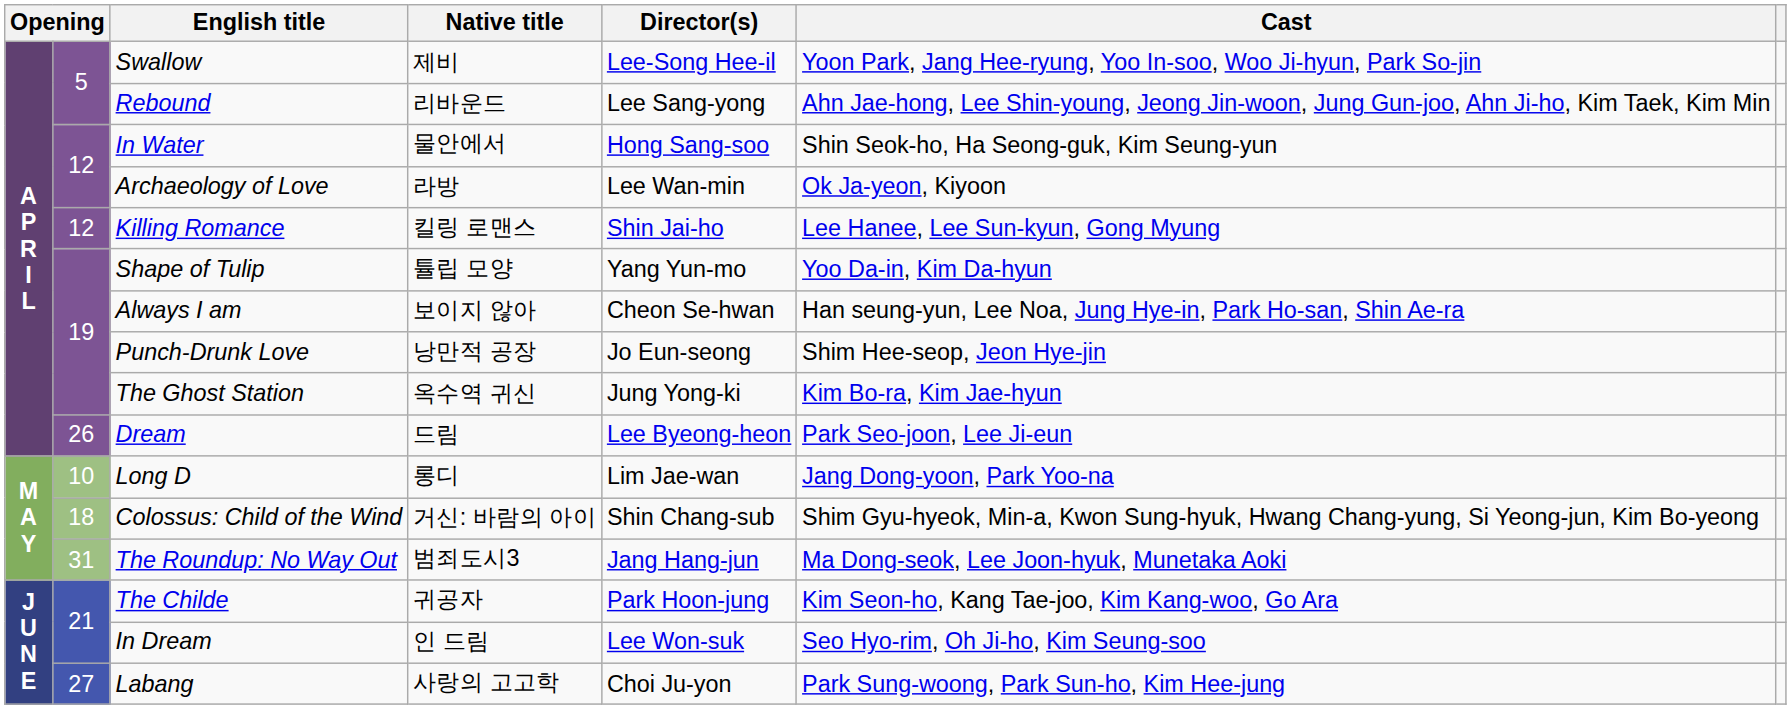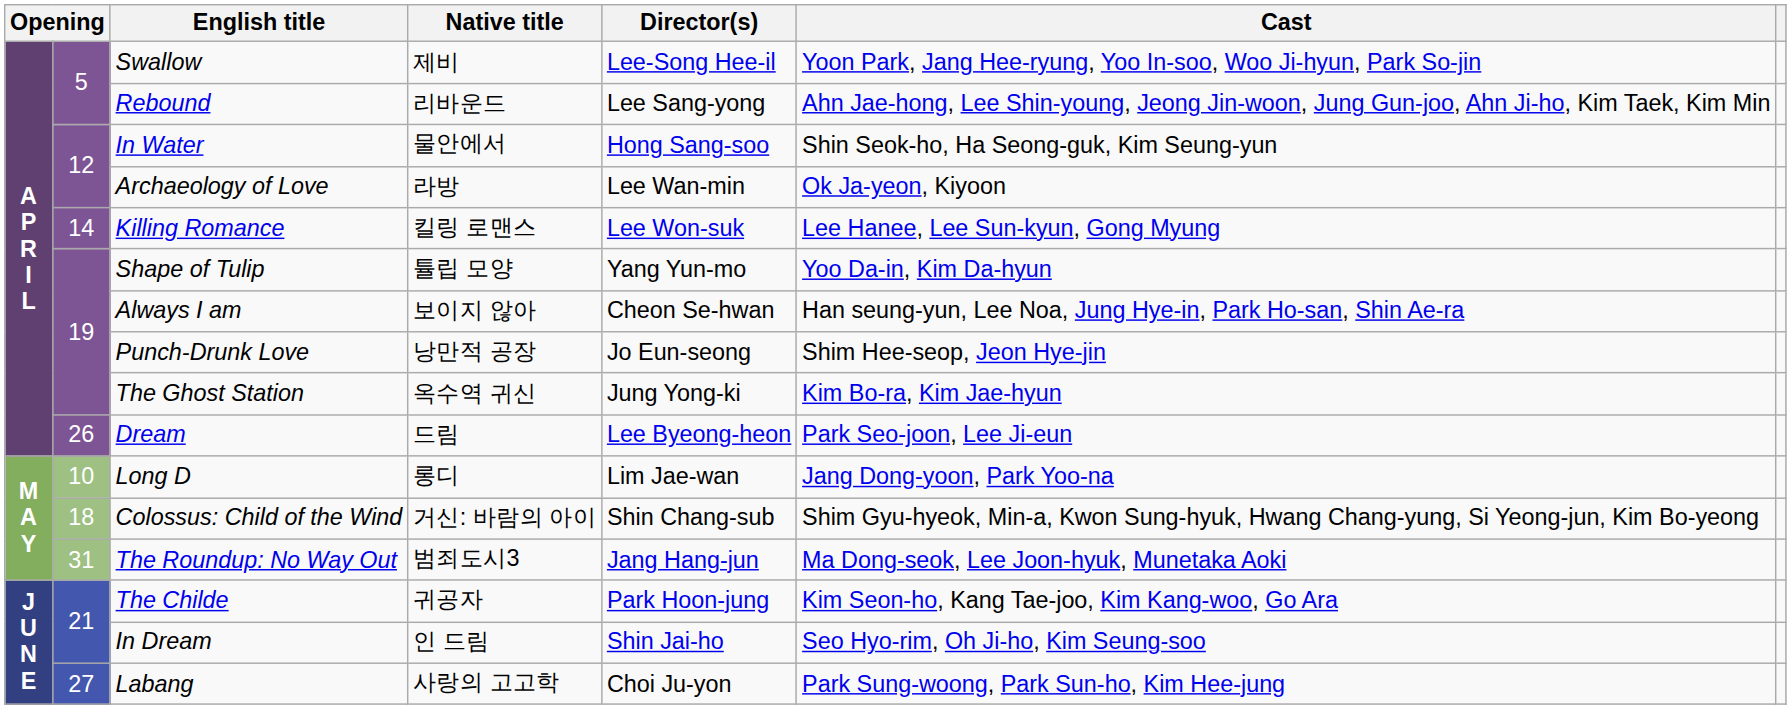(81, 227) 12 -> (81, 227) 14
(665, 227) Shin Jai-ho -> (675, 227) Lee Won-suk
(675, 642) Lee Won-suk -> (665, 642) Shin Jai-ho
